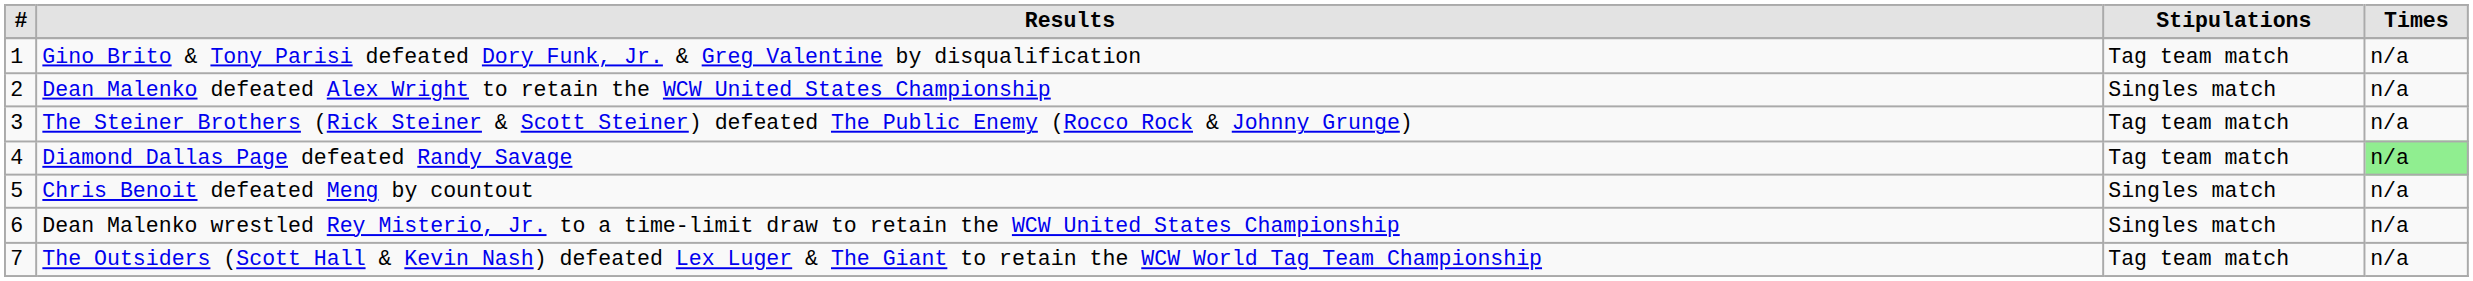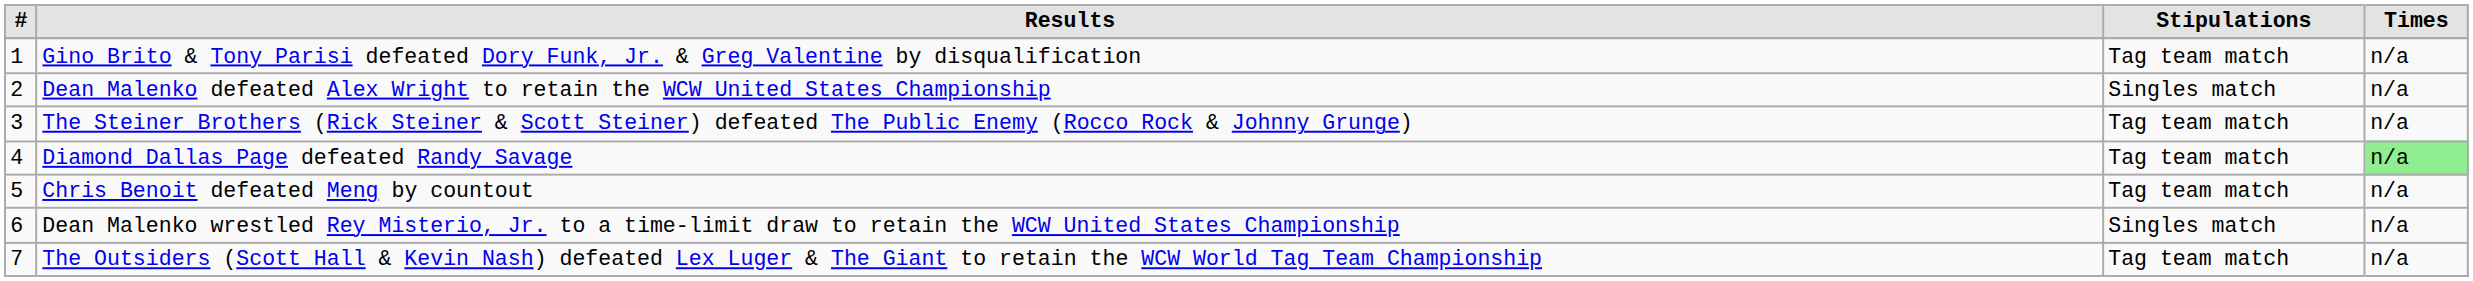(2192, 192) Singles match -> (2199, 192) Tag team match
